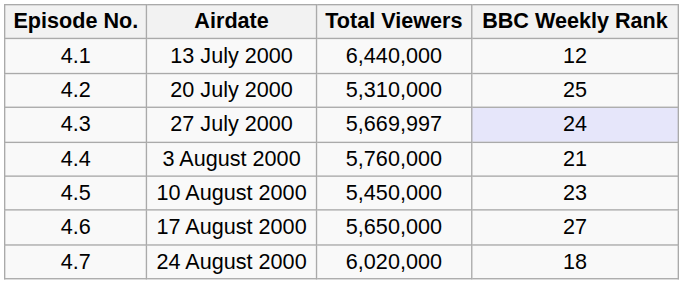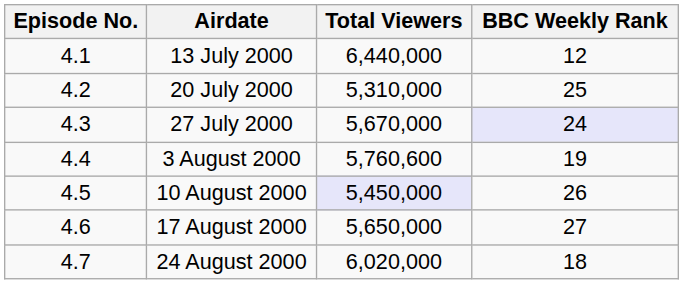(394, 124) 5,669,997 -> (394, 124) 5,670,000
(394, 158) 5,760,000 -> (394, 158) 5,760,600
(575, 158) 21 -> (575, 158) 19
(394, 192) no background -> (394, 192) lavender background
(575, 192) 23 -> (575, 192) 26
